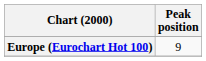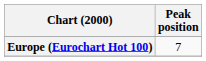(178, 46) 9 -> (178, 46) 7
